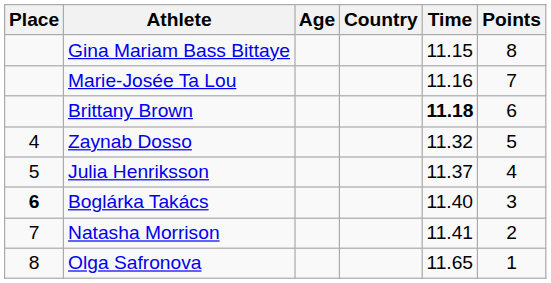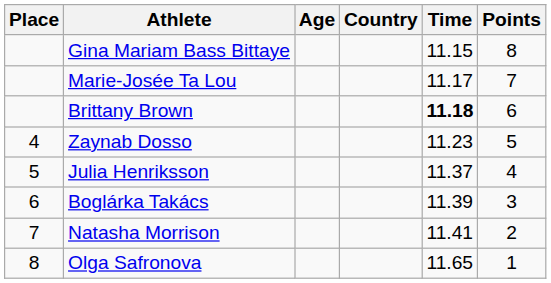(450, 80) 11.16 -> (450, 80) 11.17
(450, 141) 11.32 -> (450, 141) 11.23
(34, 202) bold -> (34, 202) normal
(450, 202) 11.40 -> (450, 202) 11.39
